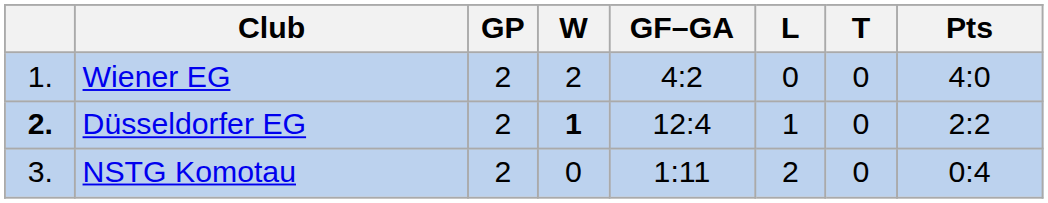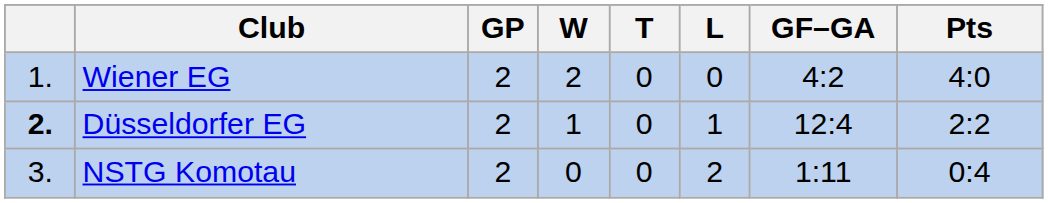columns swapped: (861, 28) <-> (682, 28)
(573, 124) bold -> (573, 124) normal
